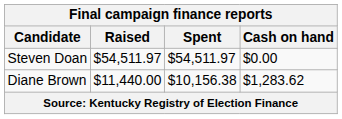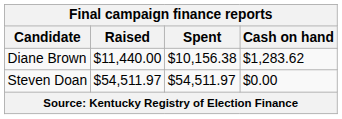rows swapped: (47, 80) <-> (47, 59)
